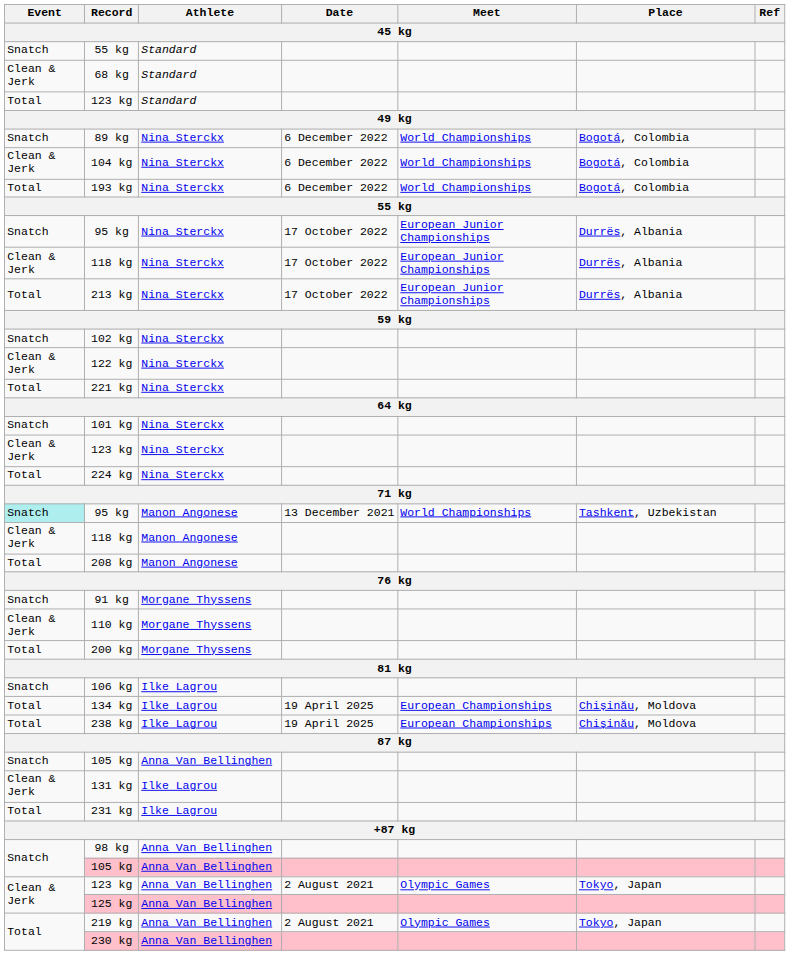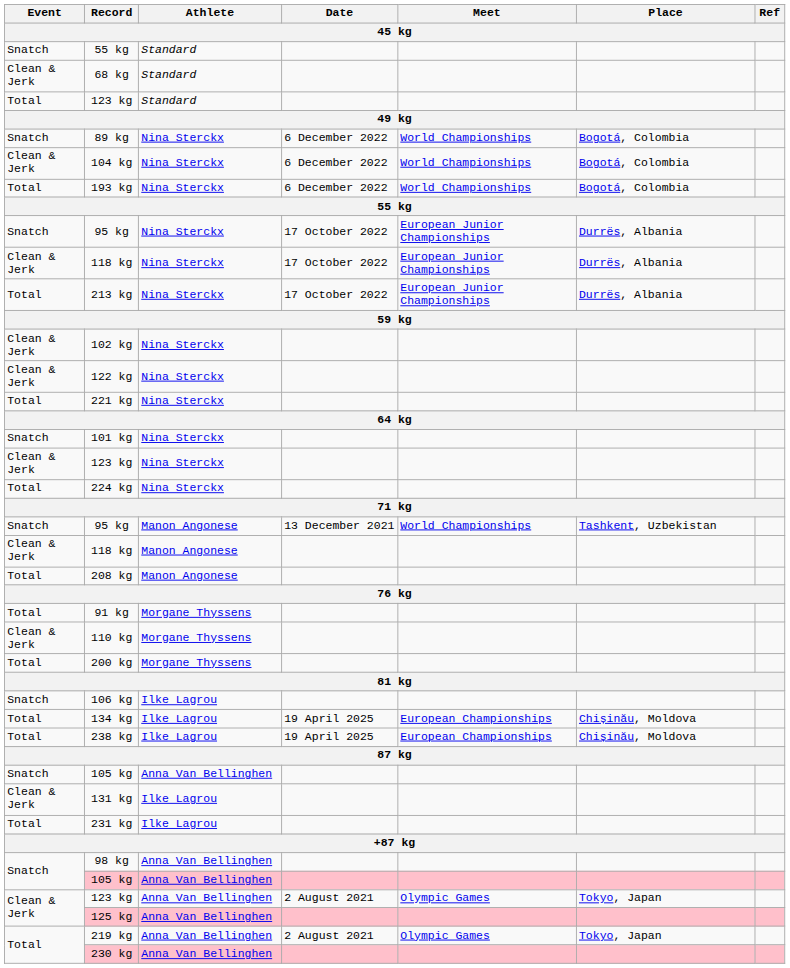(28, 339) Snatch -> (31, 345) Clean & Jerk
(28, 513) paleturquoise background -> (28, 526) no background
(28, 600) Snatch -> (24, 613) Total
